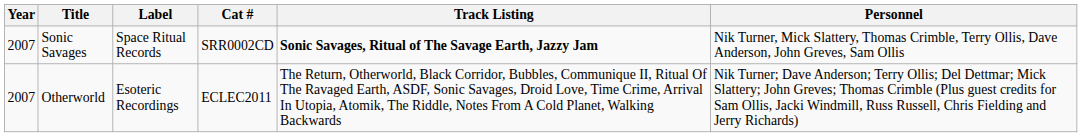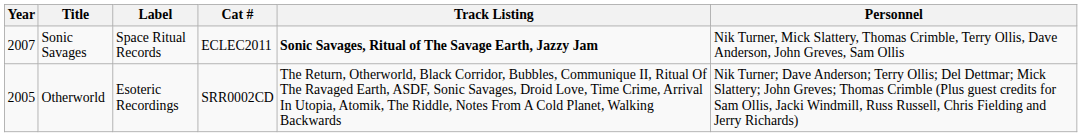(237, 44) SRR0002CD -> (236, 44) ECLEC2011
(21, 97) 2007 -> (21, 97) 2005
(236, 97) ECLEC2011 -> (237, 97) SRR0002CD
